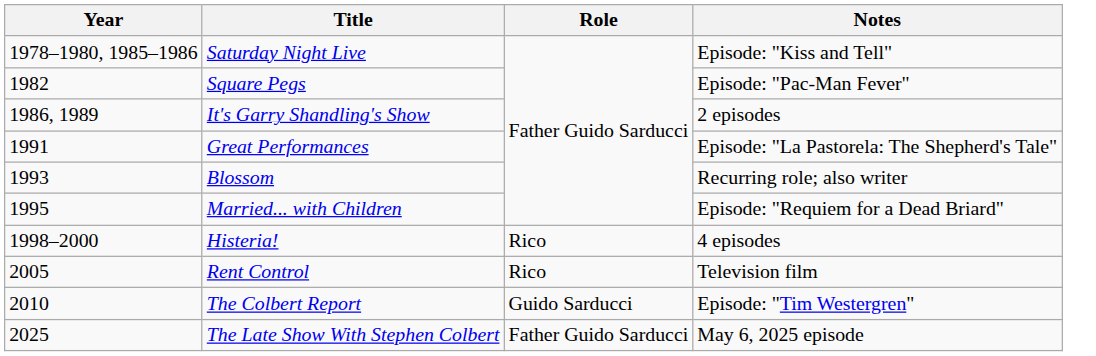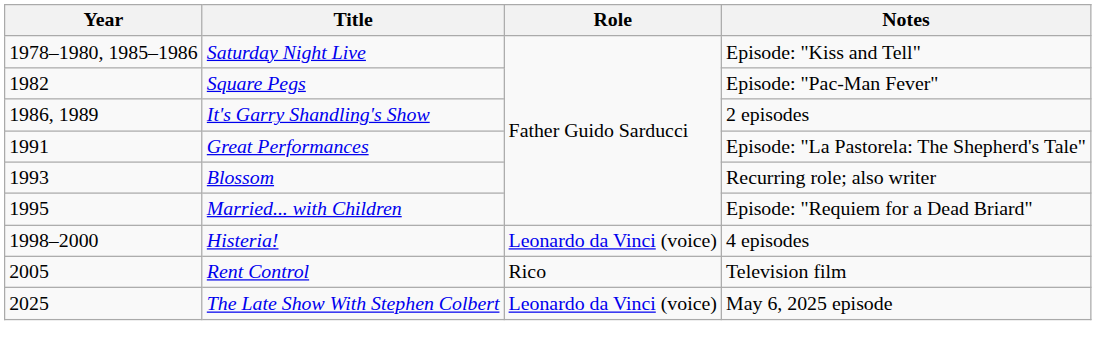(527, 240) Rico -> (613, 240) Leonardo da Vinci (voice)
- row: (284, 303)
(598, 334) Father Guido Sarducci -> (613, 303) Leonardo da Vinci (voice)
